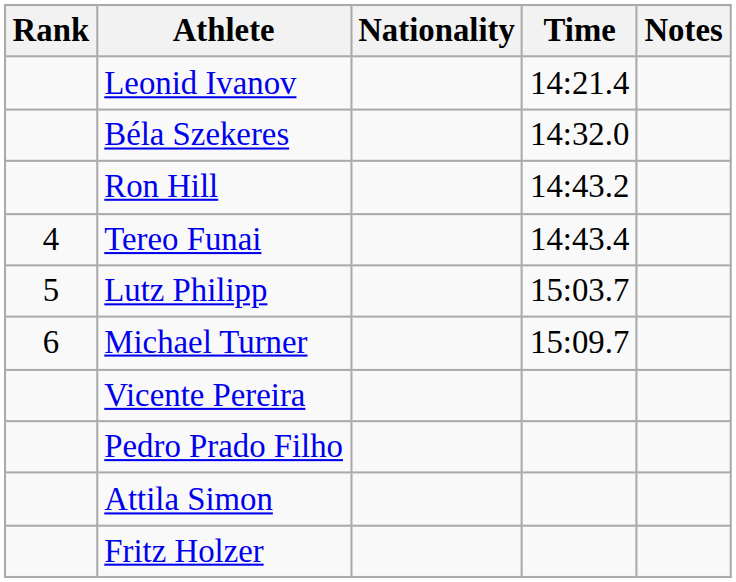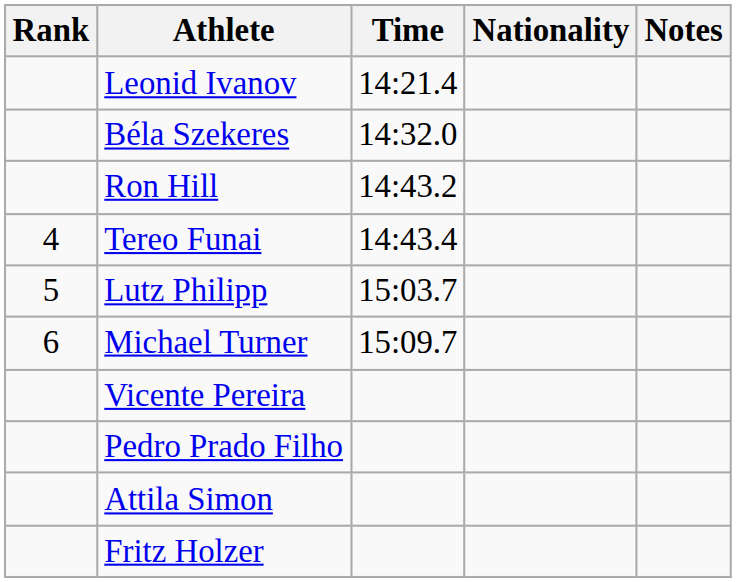columns swapped: (437, 30) <-> (580, 30)
